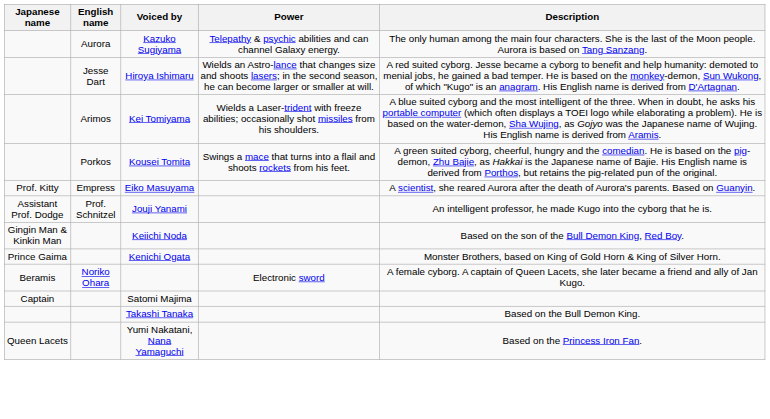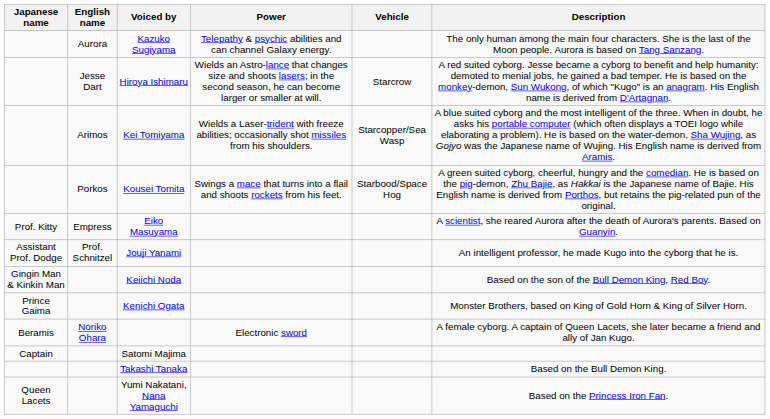+ column: (392, 17)
